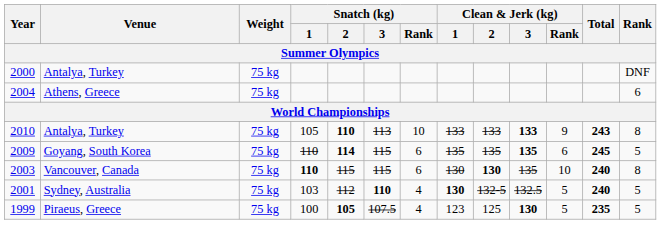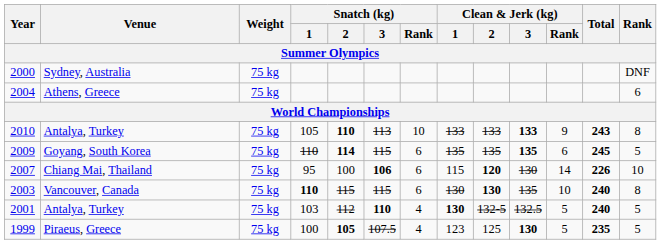(84, 72) Antalya, Turkey -> (87, 72) Sydney, Australia
+ row: (23, 170)
(87, 190) Sydney, Australia -> (84, 209) Antalya, Turkey
